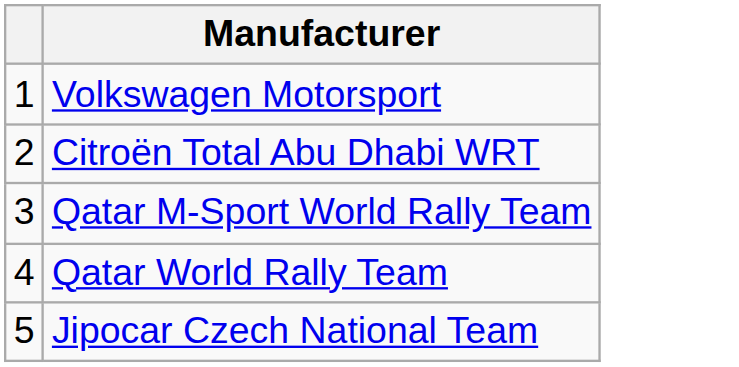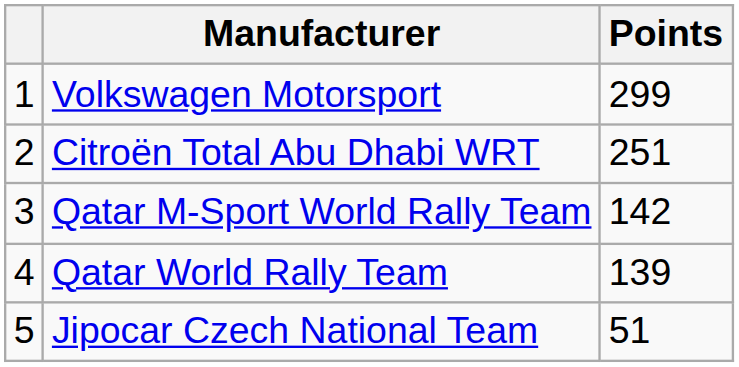+ column: (666, 34)
